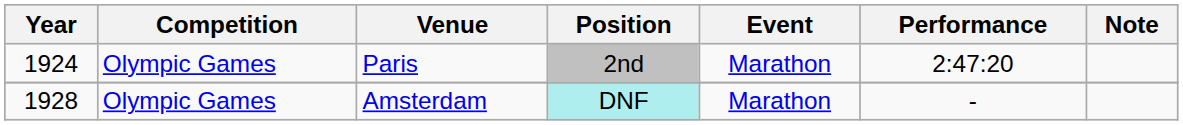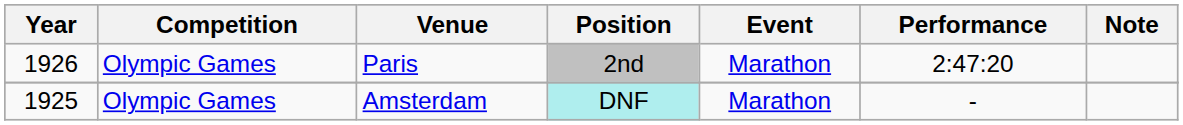(51, 63) 1924 -> (51, 63) 1926
(51, 101) 1928 -> (51, 101) 1925
